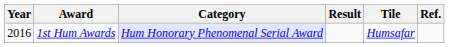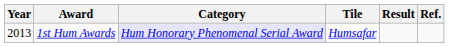columns swapped: (345, 14) <-> (391, 14)
(19, 33) 2016 -> (19, 33) 2013
